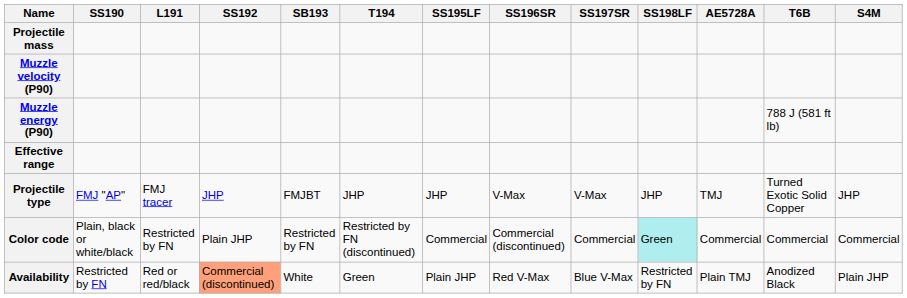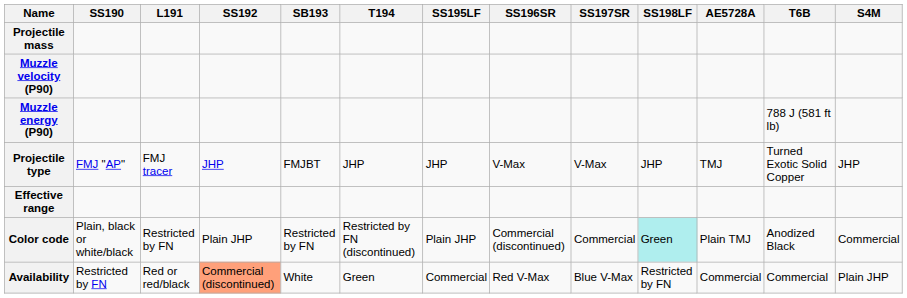rows swapped: (39, 195) <-> (39, 157)
(456, 239) Commercial -> (451, 239) Plain JHP
(731, 239) Commercial -> (725, 239) Plain TMJ
(797, 239) Commercial -> (791, 239) Anodized Black
(451, 277) Plain JHP -> (456, 277) Commercial
(725, 277) Plain TMJ -> (731, 277) Commercial
(791, 277) Anodized Black -> (797, 277) Commercial
